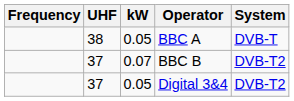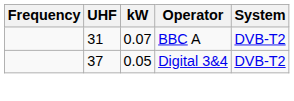(95, 38) 38 -> (95, 38) 31
(137, 38) 0.05 -> (137, 38) 0.07
(256, 38) DVB-T -> (260, 38) DVB-T2
- row: (180, 61)
